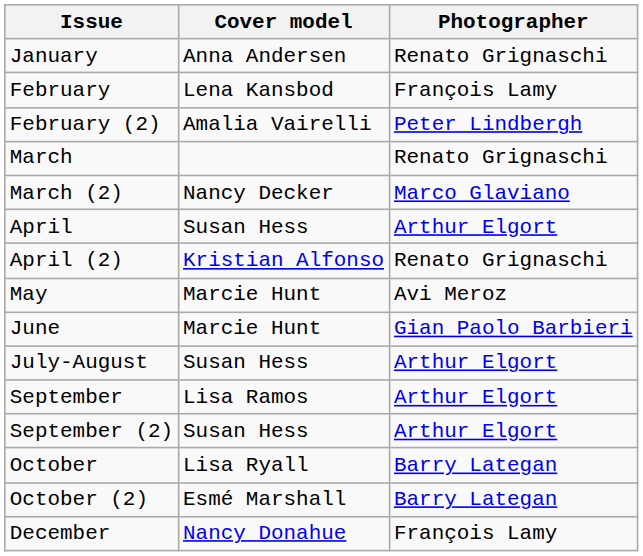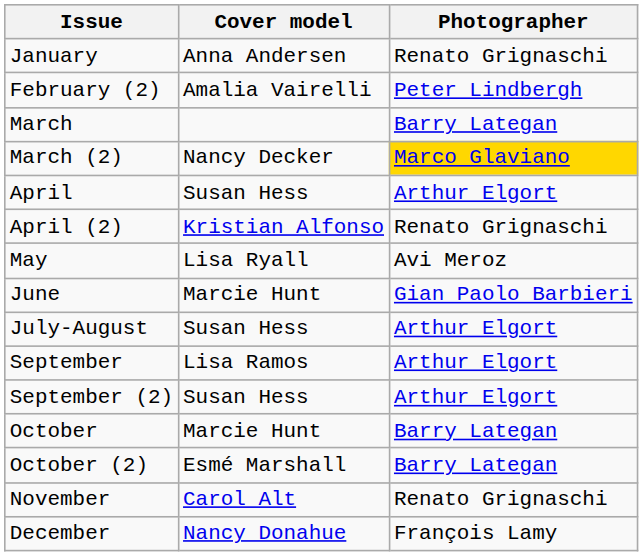- row: (60, 90)
(501, 158) Renato Grignaschi -> (476, 124) Barry Lategan
(482, 192) no background -> (482, 158) gold background
(252, 295) Marcie Hunt -> (246, 261) Lisa Ryall
(246, 465) Lisa Ryall -> (252, 431) Marcie Hunt
+ row: (60, 499)
